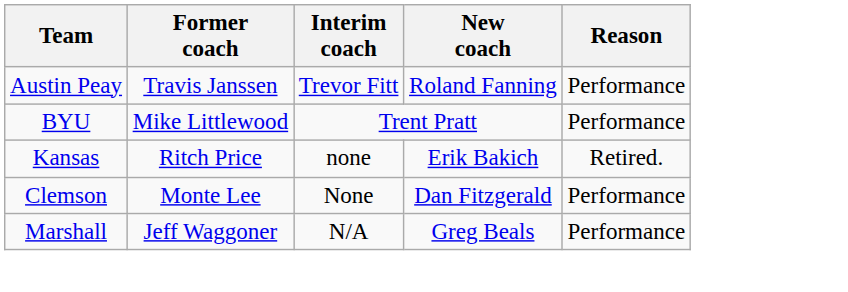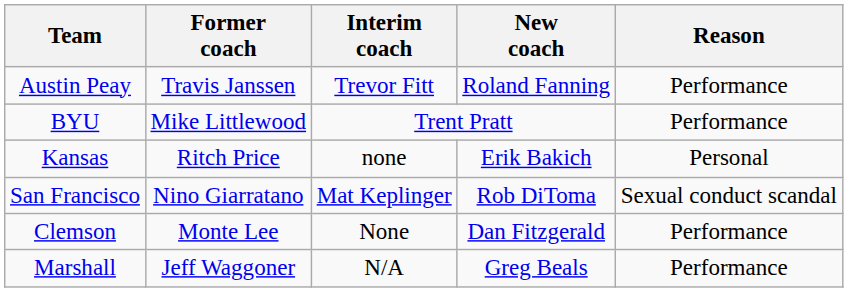(626, 158) Retired. -> (729, 158) Personal
+ row: (75, 194)
